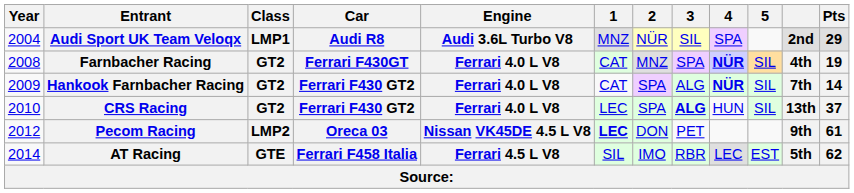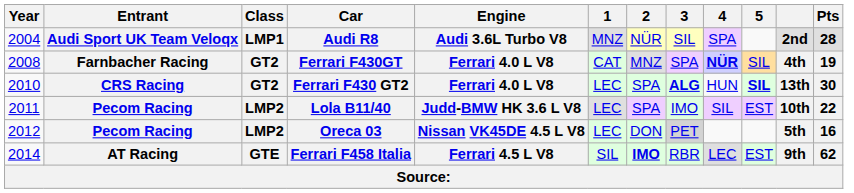(834, 39) 29 -> (828, 39) 28
- row: (24, 85)
(765, 108) normal -> (759, 85) bold
(834, 108) 37 -> (828, 85) 30
+ row: (24, 108)
(613, 131) bold -> (607, 131) normal
(690, 131) no background -> (684, 131) lightgrey background
(801, 131) 9th -> (795, 131) 5th
(834, 131) 61 -> (828, 131) 16
(652, 154) normal -> (646, 154) bold
(801, 154) 5th -> (795, 154) 9th
